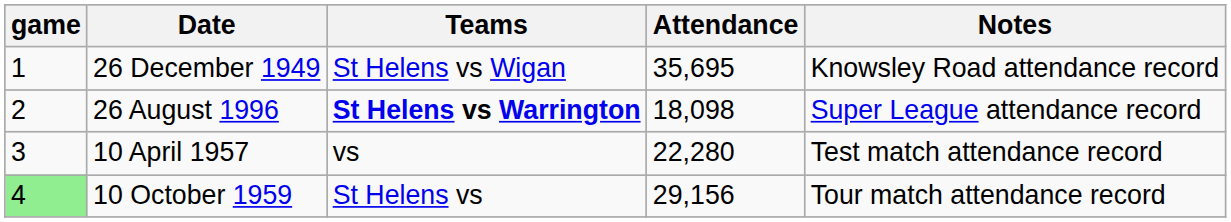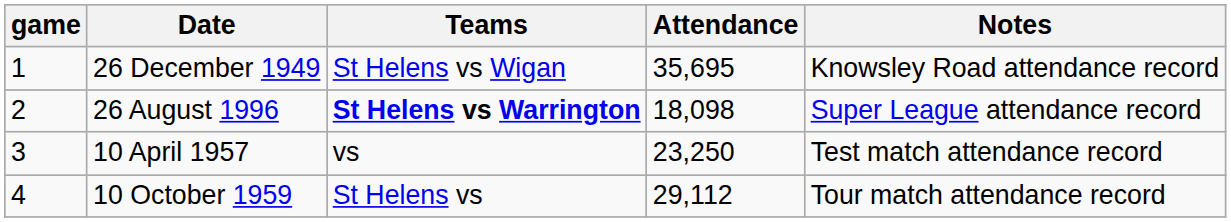(694, 152) 22,280 -> (694, 152) 23,250
(18, 195) lightgreen background -> (18, 195) no background
(694, 195) 29,156 -> (693, 195) 29,112
